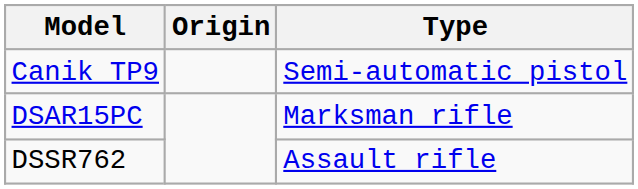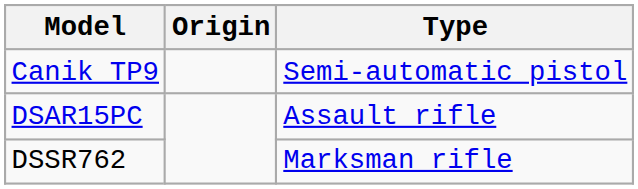(398, 116) Marksman rifle -> (390, 116) Assault rifle
(390, 161) Assault rifle -> (398, 161) Marksman rifle
